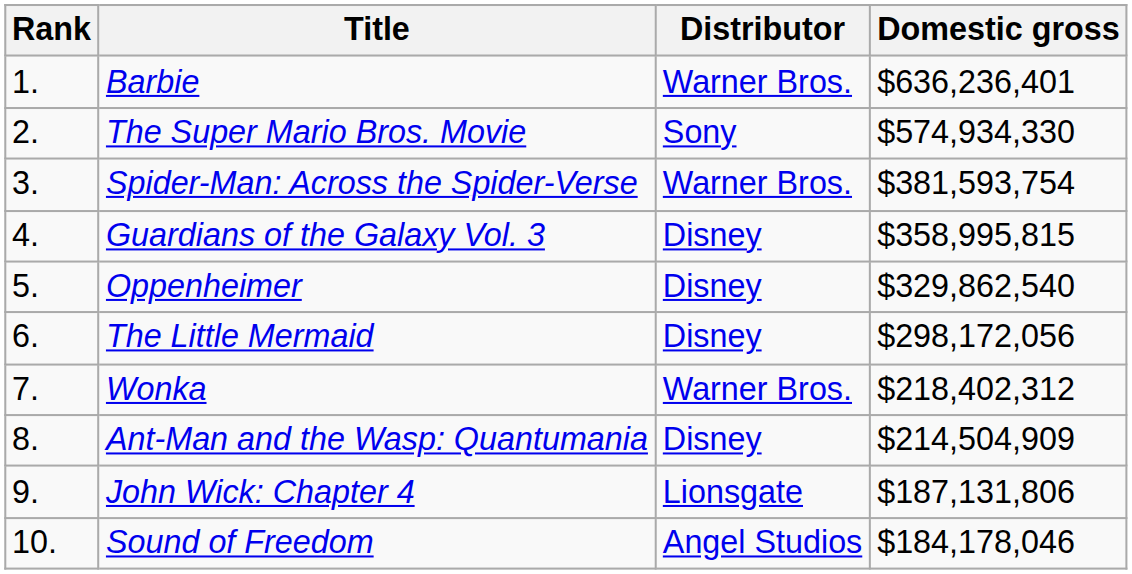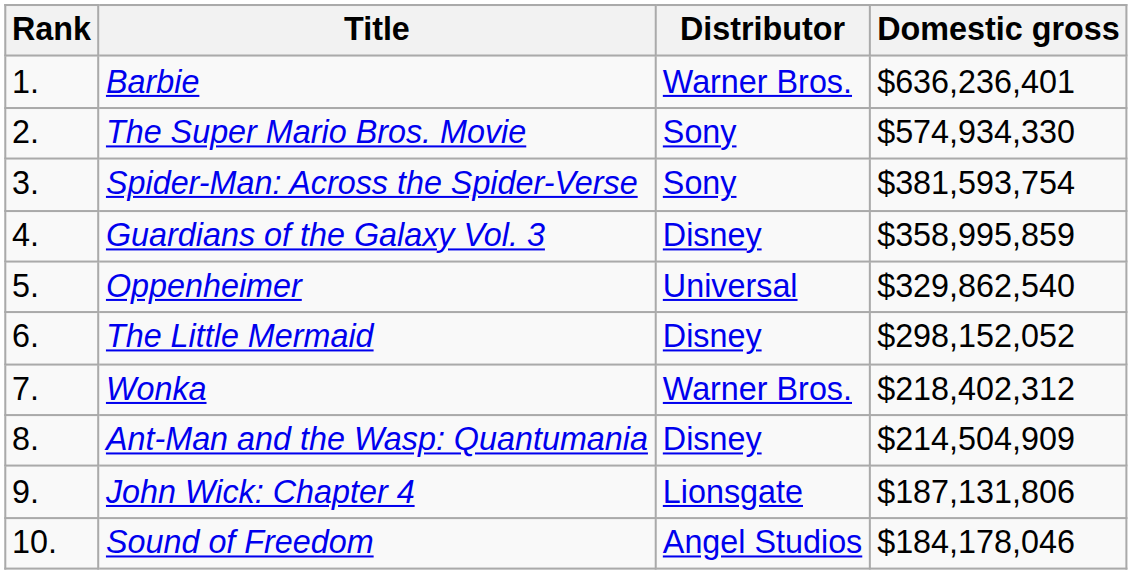(757, 183) Warner Bros. -> (700, 183) Sony
(976, 235) $358,995,815 -> (976, 235) $358,995,859
(712, 286) Disney -> (730, 286) Universal
(976, 337) $298,172,056 -> (976, 337) $298,152,052
